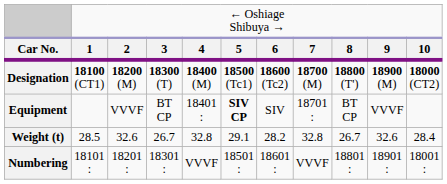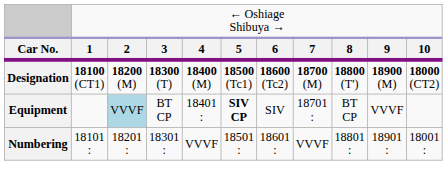(127, 110) no background -> (127, 110) lightblue background
- row: (38, 136)
